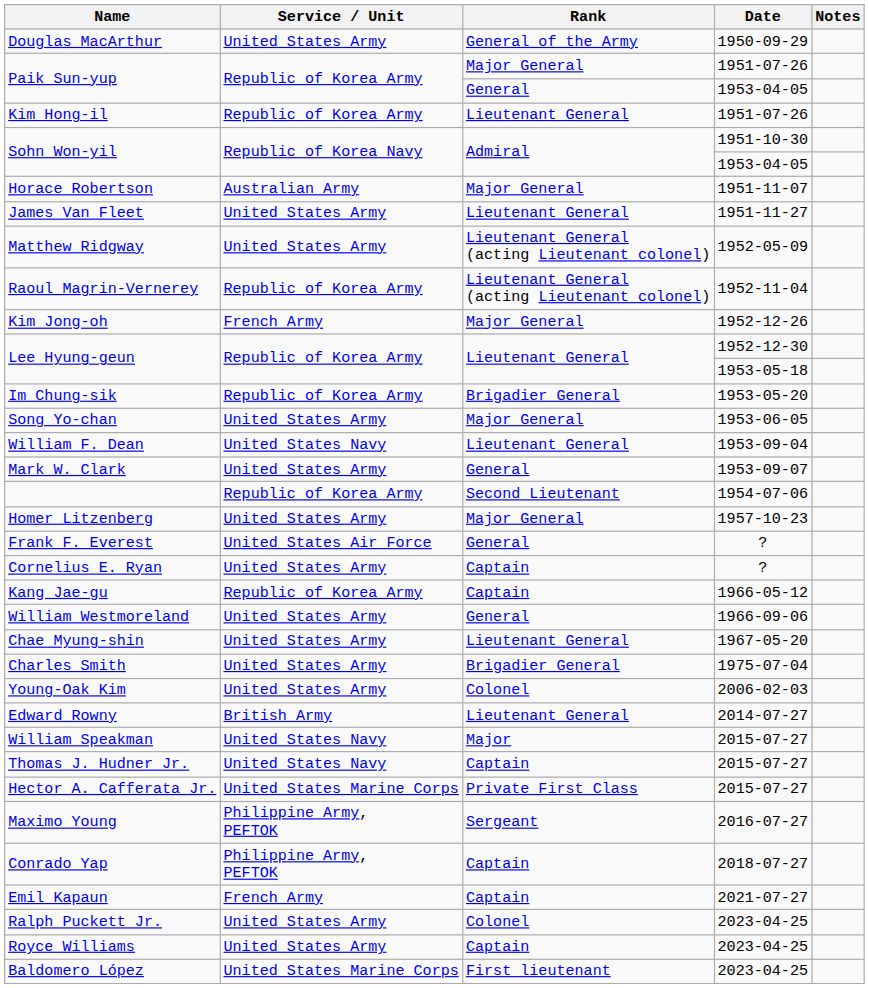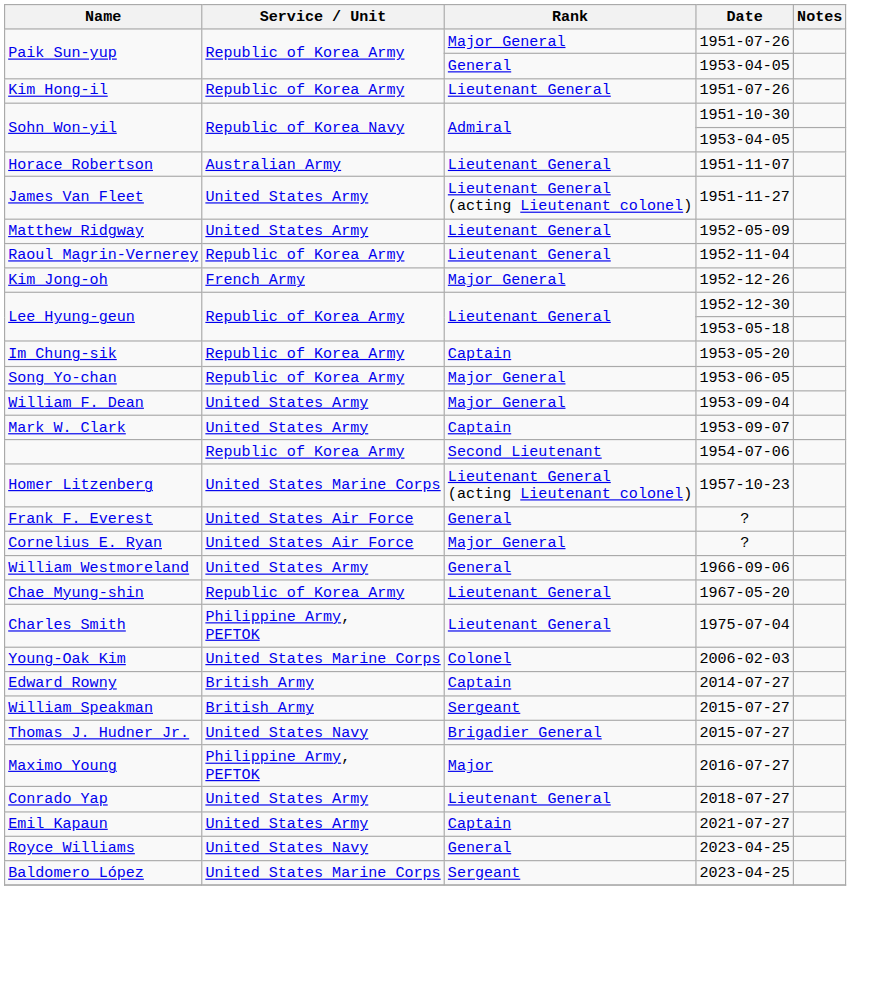- row: (85, 41)
(525, 189) Major General -> (529, 164) Lieutenant General
(547, 213) Lieutenant General -> (570, 198) Lieutenant General (acting Lieutenant colonel)
(588, 247) Lieutenant General (acting Lieutenant colonel) -> (529, 231) Lieutenant General
(588, 289) Lieutenant General (acting Lieutenant colonel) -> (529, 255) Lieutenant General
(543, 396) Brigadier General -> (480, 354) Captain
(305, 420) United States Army -> (305, 378) Republic of Korea Army
(305, 445) United States Navy -> (287, 403) United States Army
(547, 445) Lieutenant General -> (507, 403) Major General
(498, 469) General -> (480, 428) Captain
(305, 519) United States Army -> (323, 485) United States Marine Corps
(525, 519) Major General -> (570, 485) Lieutenant General (acting Lieutenant colonel)
(305, 568) United States Army -> (309, 543) United States Air Force
(498, 568) Captain -> (507, 543) Major General
- row: (58, 592)
(305, 642) United States Army -> (305, 592) Republic of Korea Army
(305, 666) United States Army -> (278, 626) Philippine Army, PEFTOK
(543, 666) Brigadier General -> (529, 626) Lieutenant General
(305, 691) United States Army -> (323, 659) United States Marine Corps
(547, 715) Lieutenant General -> (480, 684) Captain
(305, 740) United States Navy -> (260, 708) British Army
(489, 740) Major -> (484, 708) Sergeant
(498, 764) Captain -> (525, 733) Brigadier General
- row: (112, 789)
(502, 822) Sergeant -> (470, 766) Major
(296, 864) Philippine Army, PEFTOK -> (287, 799) United States Army
(498, 864) Captain -> (529, 799) Lieutenant General
(273, 898) French Army -> (287, 824) United States Army
- row: (85, 922)
(305, 947) United States Army -> (287, 848) United States Navy
(498, 947) Captain -> (480, 848) General
(538, 971) First lieutenant -> (484, 873) Sergeant
